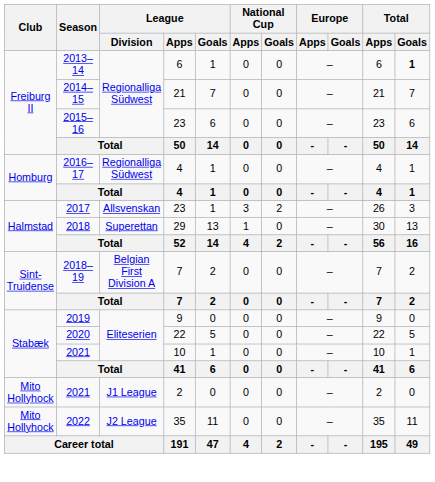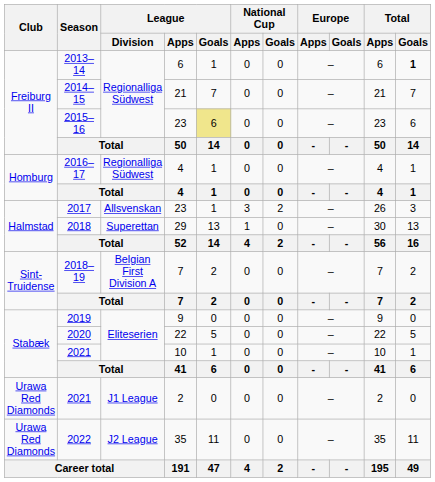(213, 123) no background -> (214, 123) khaki background
(30, 392) Mito Hollyhock -> (31, 398) Urawa Red Diamonds
(30, 421) Mito Hollyhock -> (31, 439) Urawa Red Diamonds
